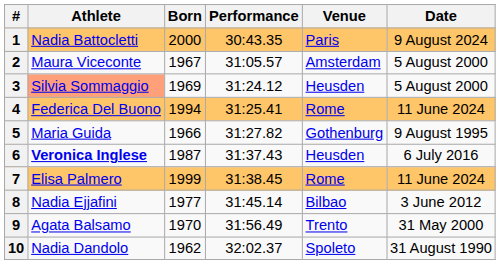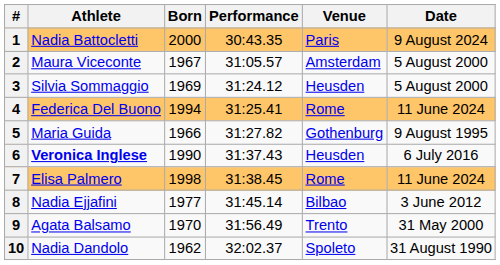(90, 86) lightsalmon background -> (90, 86) no background
(185, 156) 1987 -> (185, 156) 1990
(185, 179) 1999 -> (185, 179) 1998
